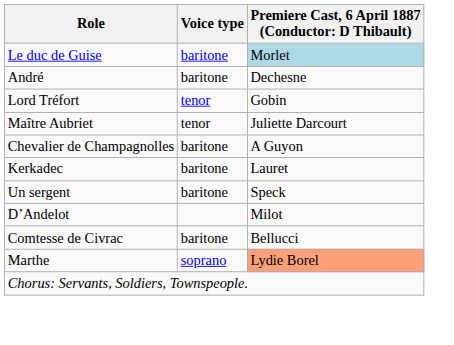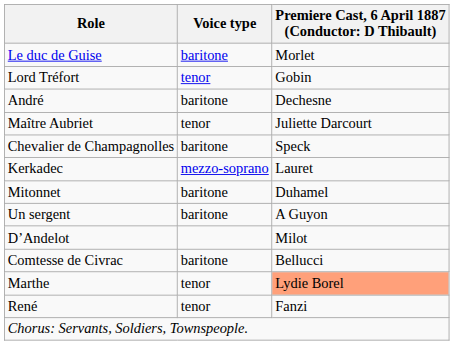(270, 54) lightblue background -> (295, 54) no background
rows swapped: (44, 100) <-> (26, 77)
(277, 146) A Guyon -> (293, 146) Speck
(204, 169) baritone -> (225, 169) mezzo-soprano
+ row: (34, 191)
(268, 191) Speck -> (302, 214) A Guyon
(204, 260) soprano -> (196, 283) tenor
+ row: (23, 306)
